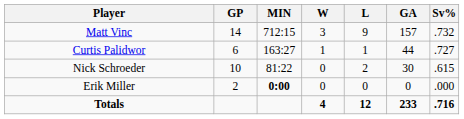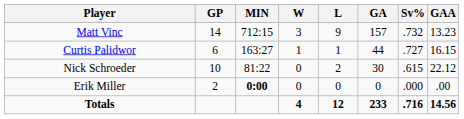+ column: (443, 13)
